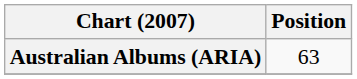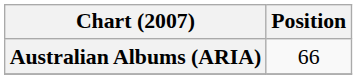(309, 56) 63 -> (309, 56) 66
